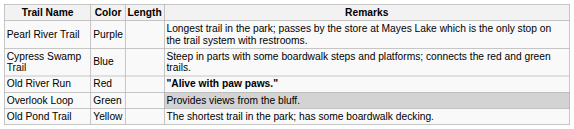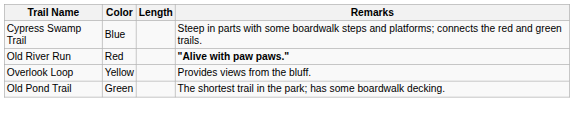- row: (43, 34)
(107, 100) Green -> (119, 72) Yellow
(233, 100) lightgrey background -> (244, 72) no background
(108, 116) Yellow -> (119, 89) Green
